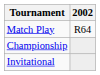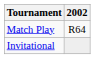- row: (37, 45)
